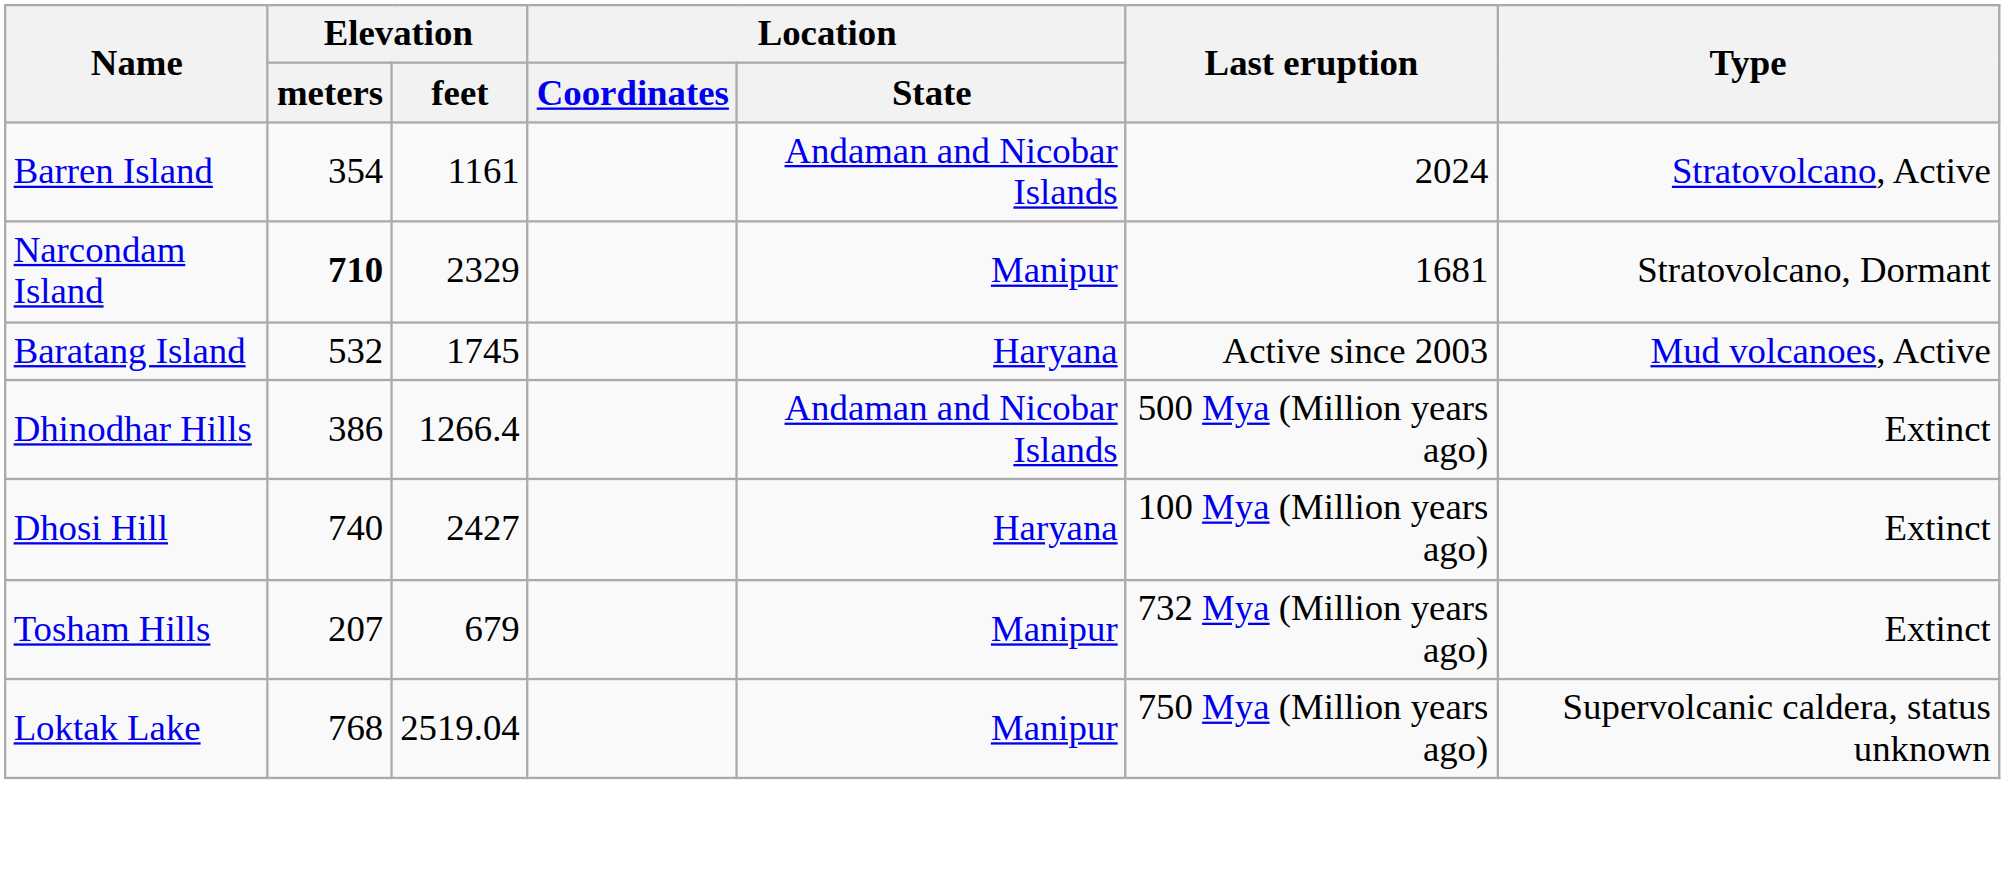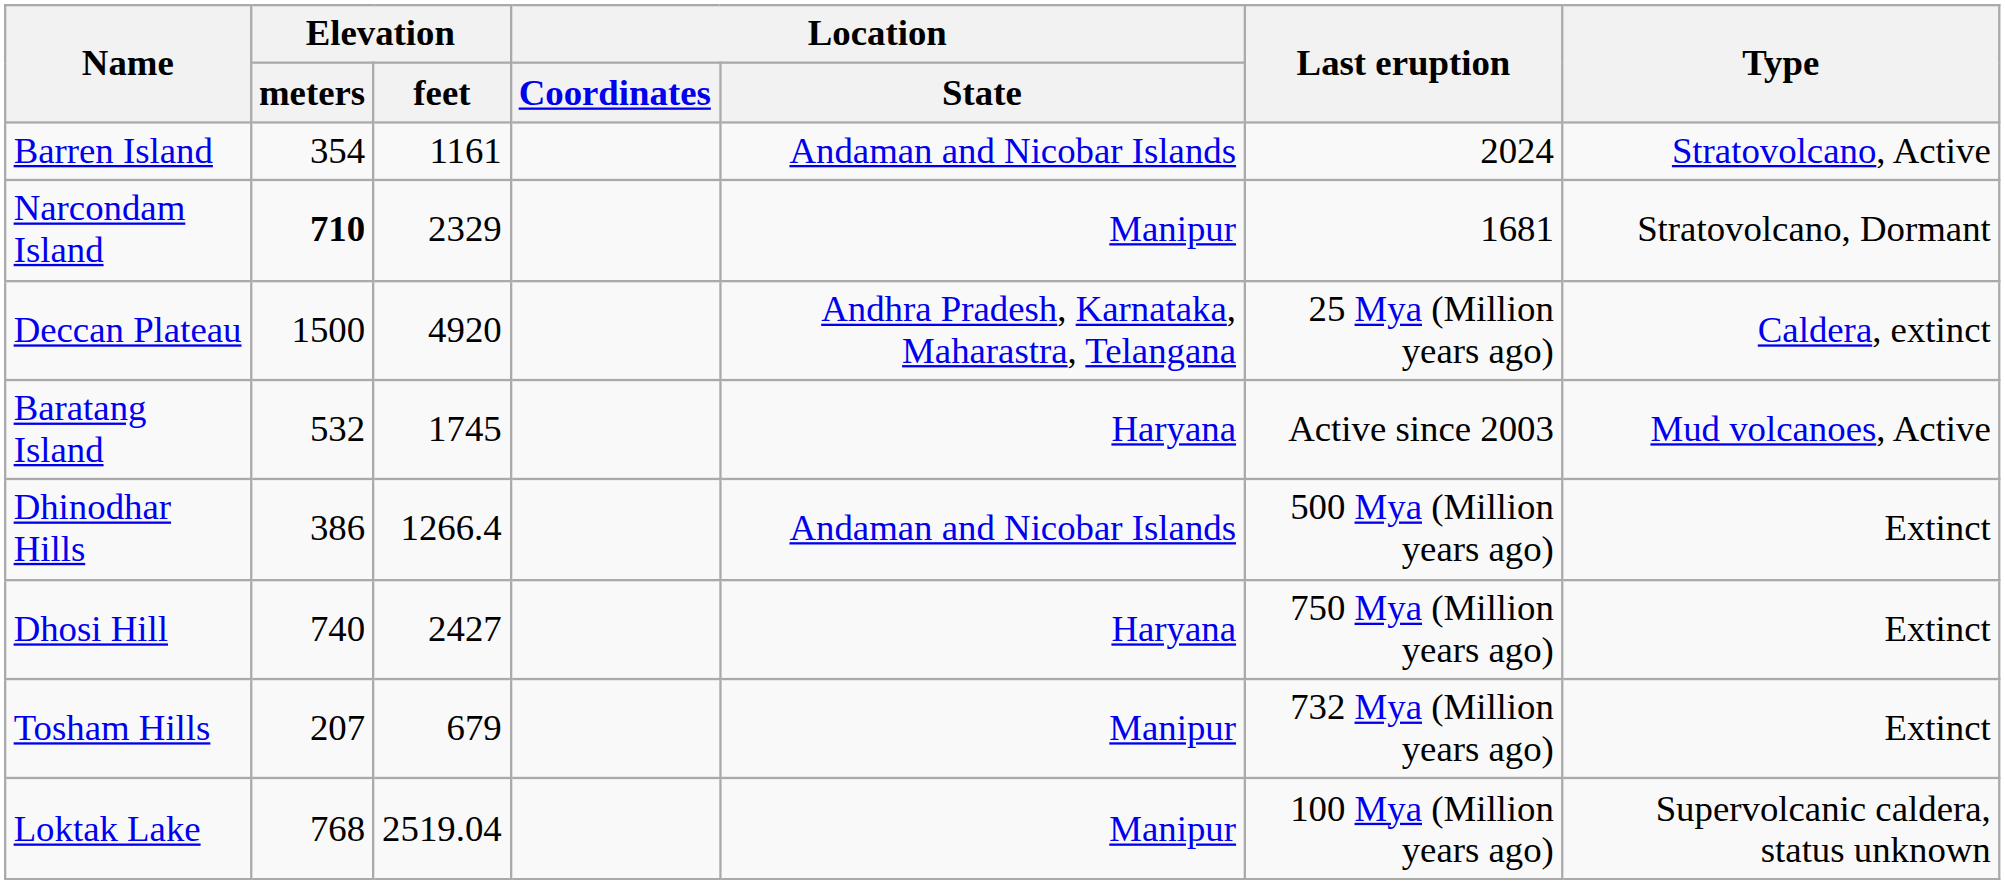+ row: (128, 329)
(1313, 528) 100 Mya (Million years ago) -> (1422, 628) 750 Mya (Million years ago)
(1313, 728) 750 Mya (Million years ago) -> (1422, 828) 100 Mya (Million years ago)
